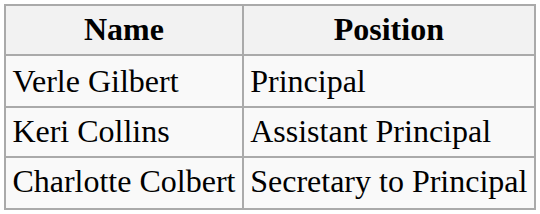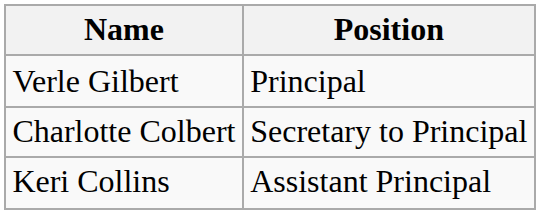rows swapped: (91, 131) <-> (124, 182)
